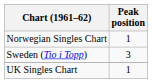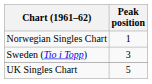(128, 70) 1 -> (128, 70) 5
